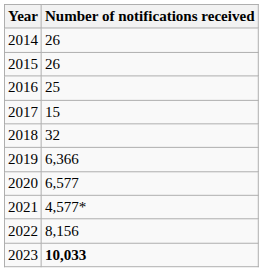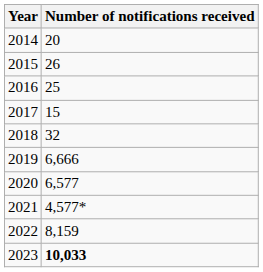(52, 40) 26 -> (52, 40) 20
(62, 159) 6,366 -> (62, 159) 6,666
(62, 231) 8,156 -> (62, 231) 8,159
